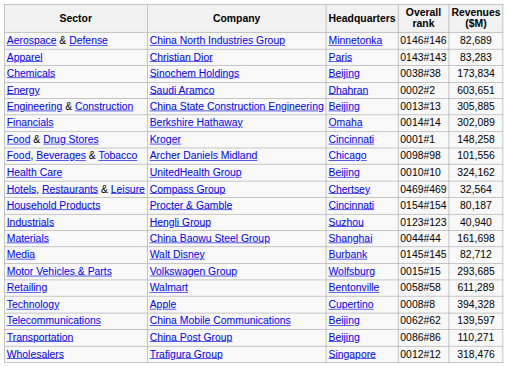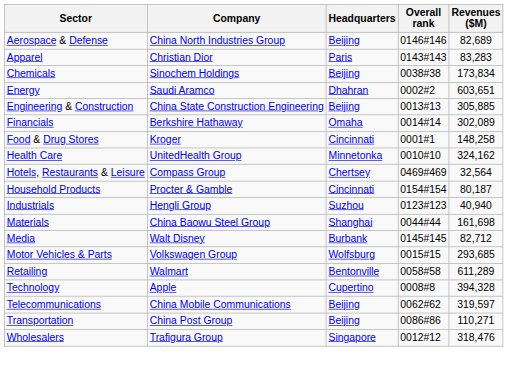(355, 40) Minnetonka -> (344, 40) Beijing
- row: (72, 156)
(344, 172) Beijing -> (355, 156) Minnetonka
(476, 321) 139,597 -> (476, 304) 319,597
